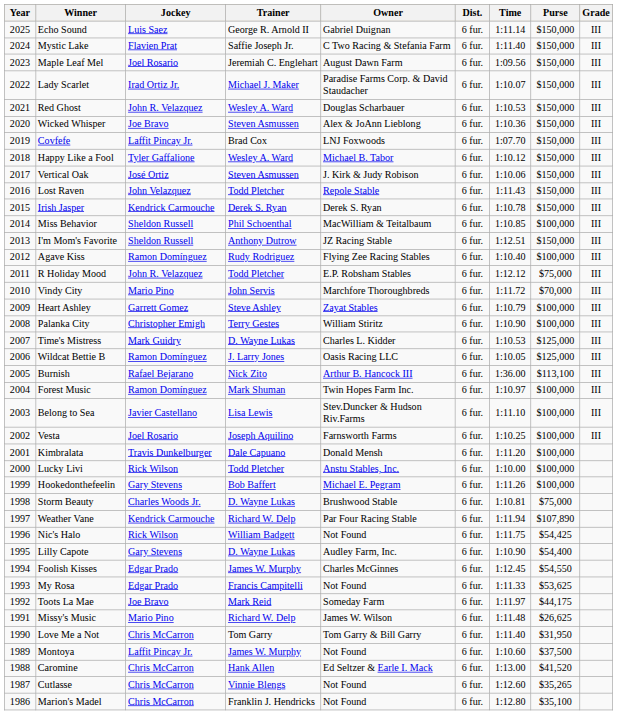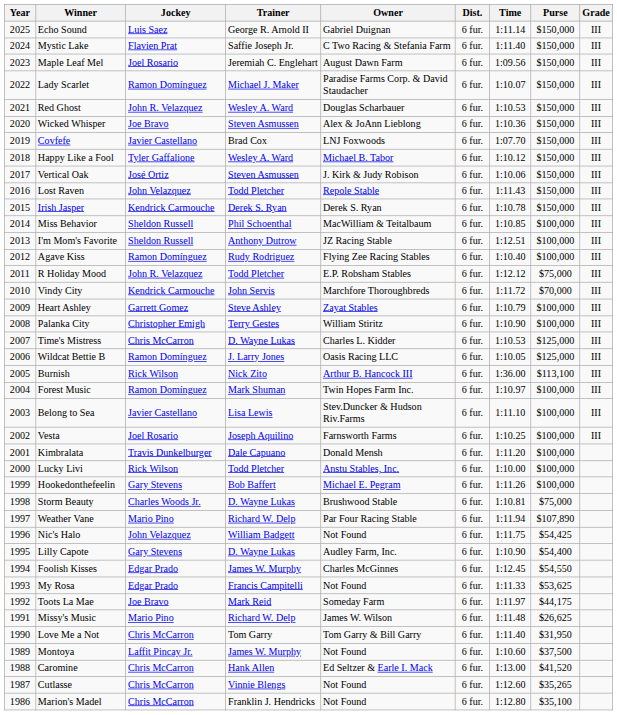(154, 85) Irad Ortiz Jr. -> (167, 85) Ramon Domínguez
(160, 141) Laffit Pincay Jr. -> (163, 141) Javier Castellano
(555, 241) $150,000 -> (555, 241) $100,000
(151, 291) Mario Pino -> (171, 291) Kendrick Carmouche
(154, 340) Mark Guidry -> (161, 340) Chris McCarron
(161, 374) Rafael Bejarano -> (153, 374) Rick Wilson
(171, 519) Kendrick Carmouche -> (151, 519) Mario Pino
(153, 535) Rick Wilson -> (159, 535) John Velazquez
